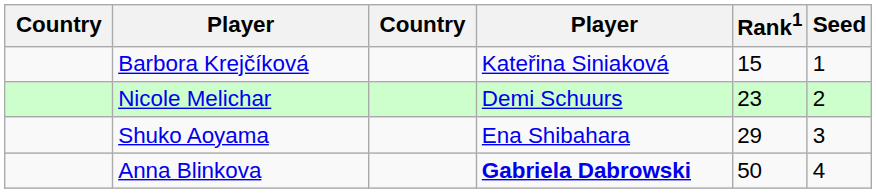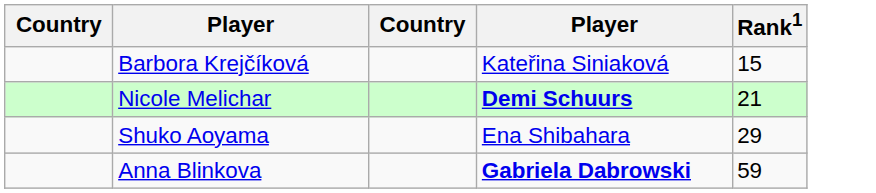- column: (839, 25)
(552, 99) normal -> (557, 99) bold
(750, 99) 23 -> (750, 99) 21
(750, 170) 50 -> (750, 170) 59
